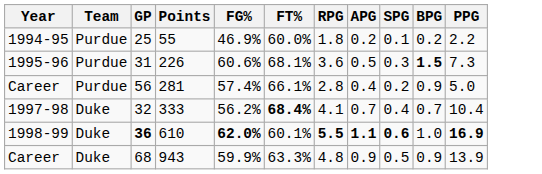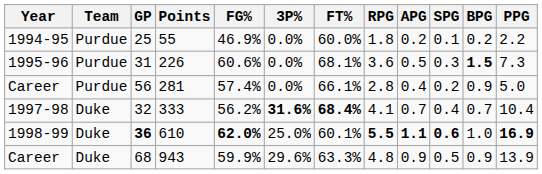+ column: (289, 16)
